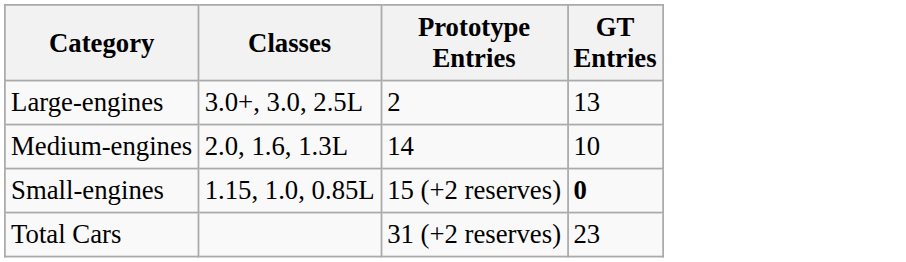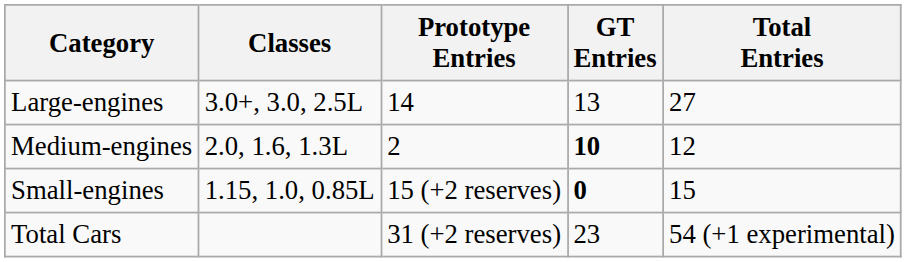+ column: (782, 42)
(394, 102) 2 -> (400, 102) 14
(400, 146) 14 -> (394, 146) 2
(587, 146) normal -> (587, 146) bold
